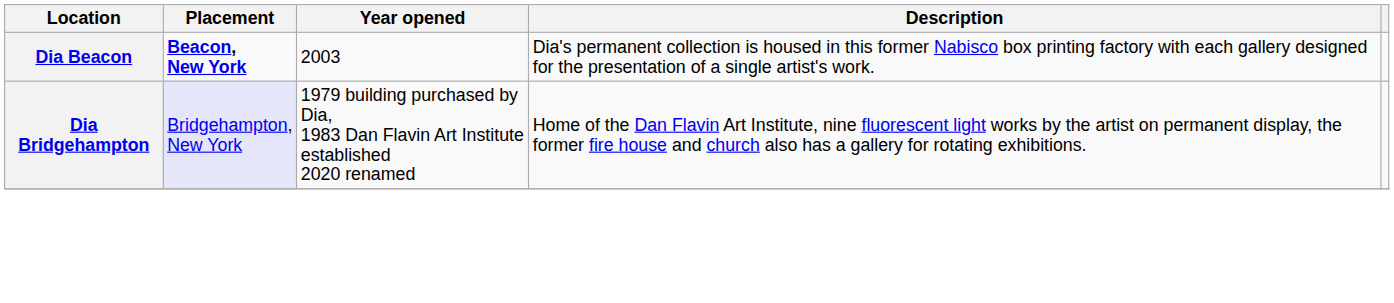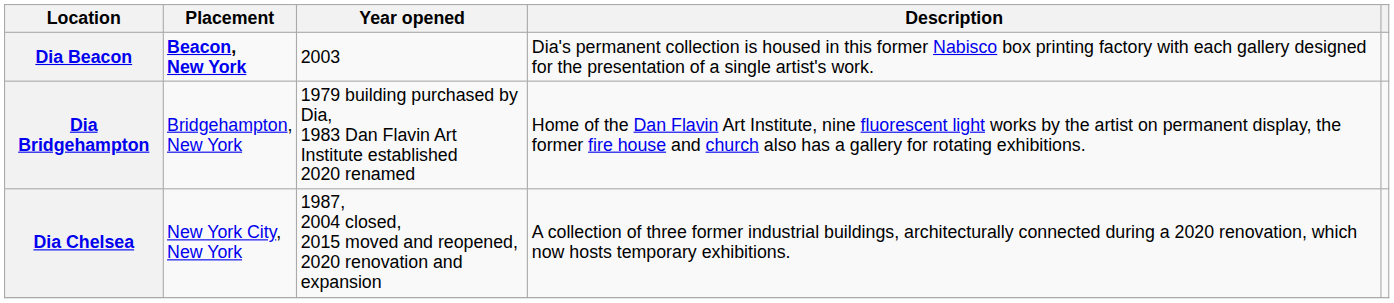(230, 134) lavender background -> (230, 134) no background
+ row: (84, 242)
